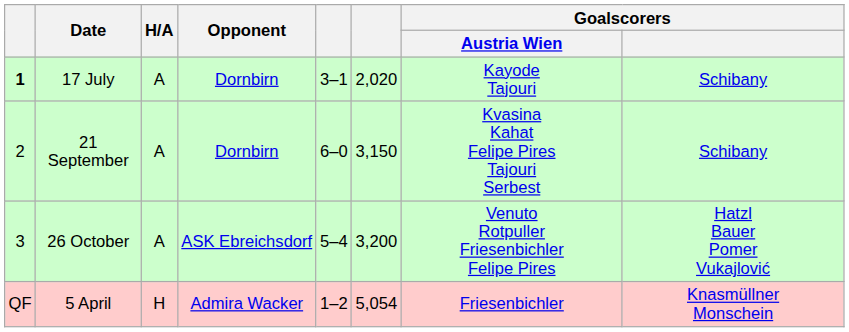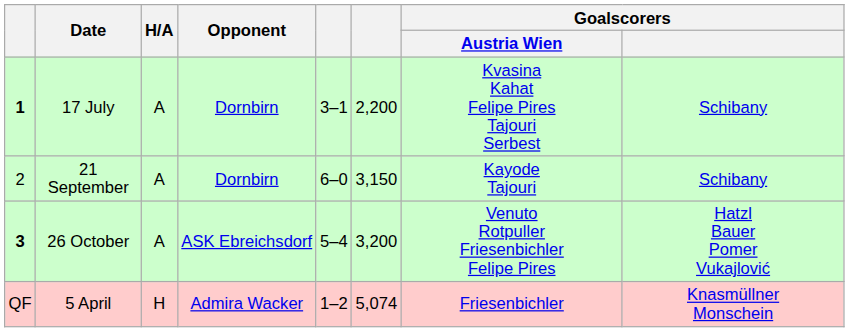(376, 79) 2,020 -> (376, 106) 2,200
(512, 79) Kayode Tajouri -> (512, 106) Kvasina Kahat Felipe Pires Tajouri Serbest
(512, 151) Kvasina Kahat Felipe Pires Tajouri Serbest -> (512, 178) Kayode Tajouri
(20, 241) normal -> (20, 241) bold
(376, 304) 5,054 -> (376, 304) 5,074
